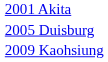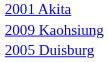rows swapped: (50, 29) <-> (54, 50)
